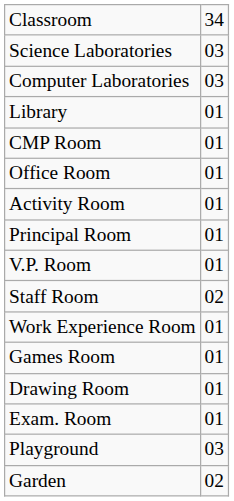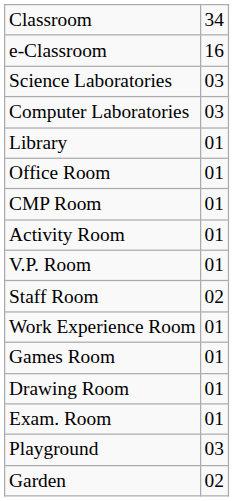+ row: (58, 50)
rows swapped: (60, 173) <-> (55, 142)
- row: (70, 234)
